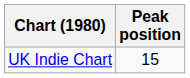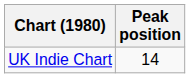(150, 60) 15 -> (150, 60) 14
